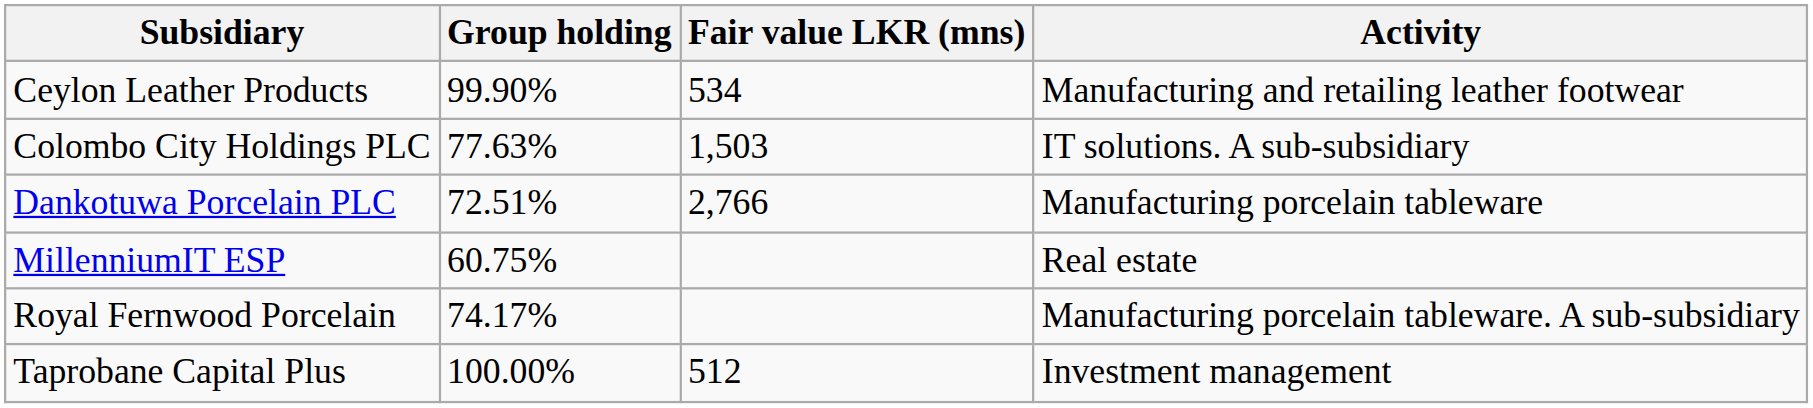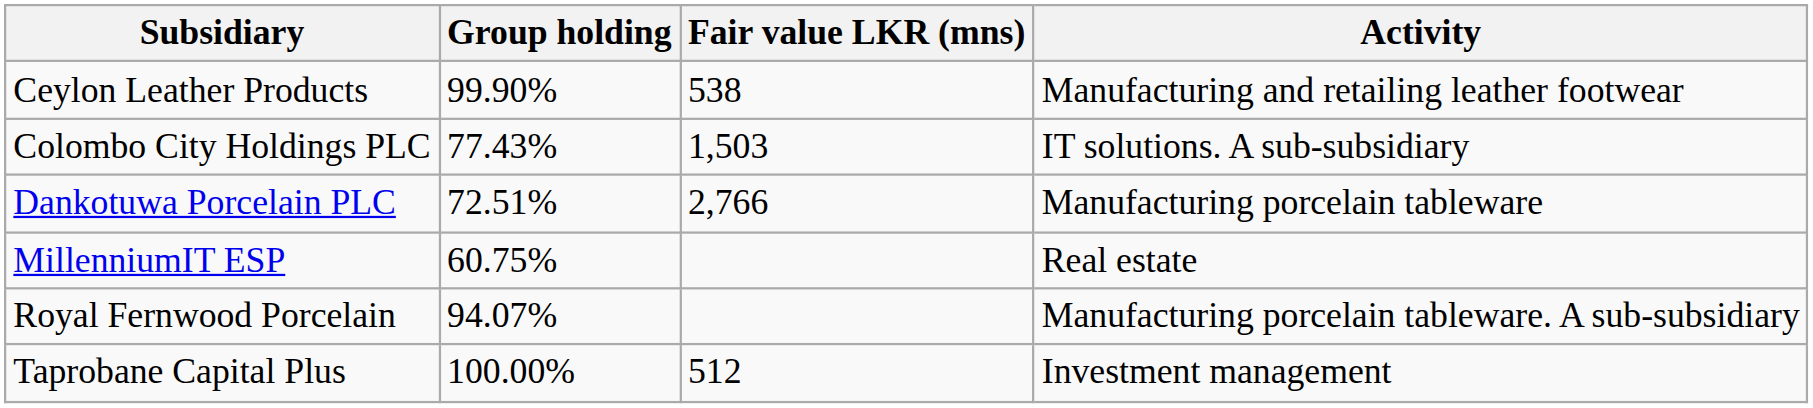(715, 89) 534 -> (715, 89) 538
(502, 145) 77.63% -> (502, 145) 77.43%
(502, 315) 74.17% -> (502, 315) 94.07%
